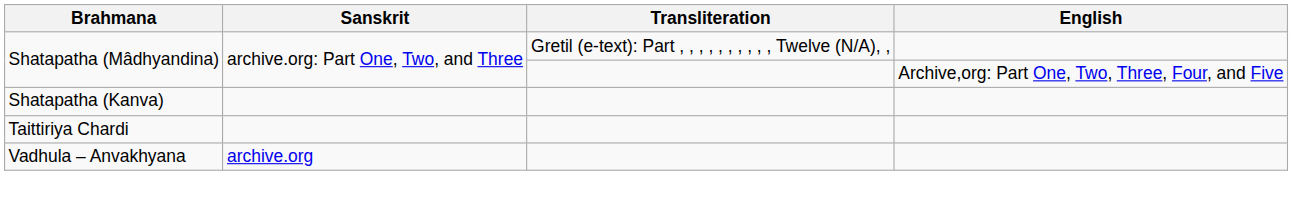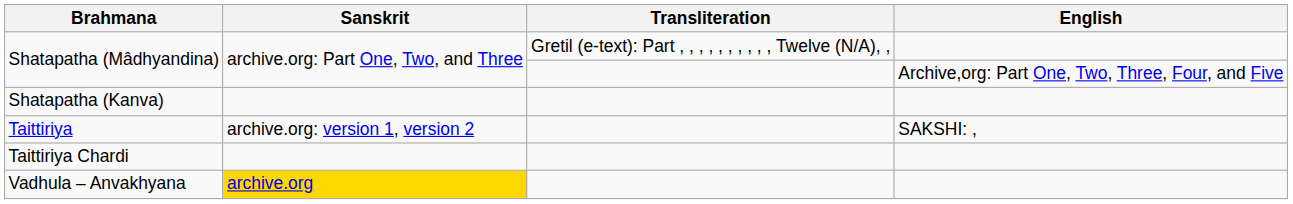+ row: (41, 128)
(270, 156) no background -> (270, 184) gold background
